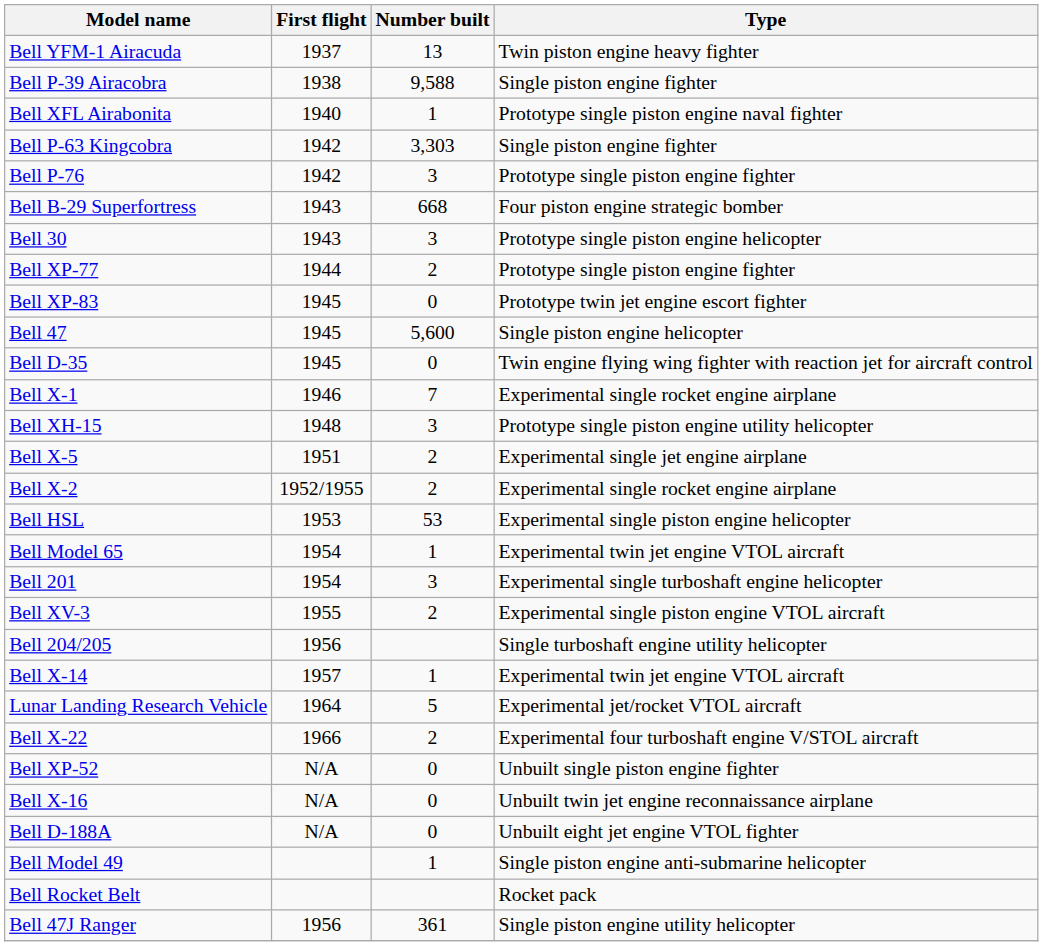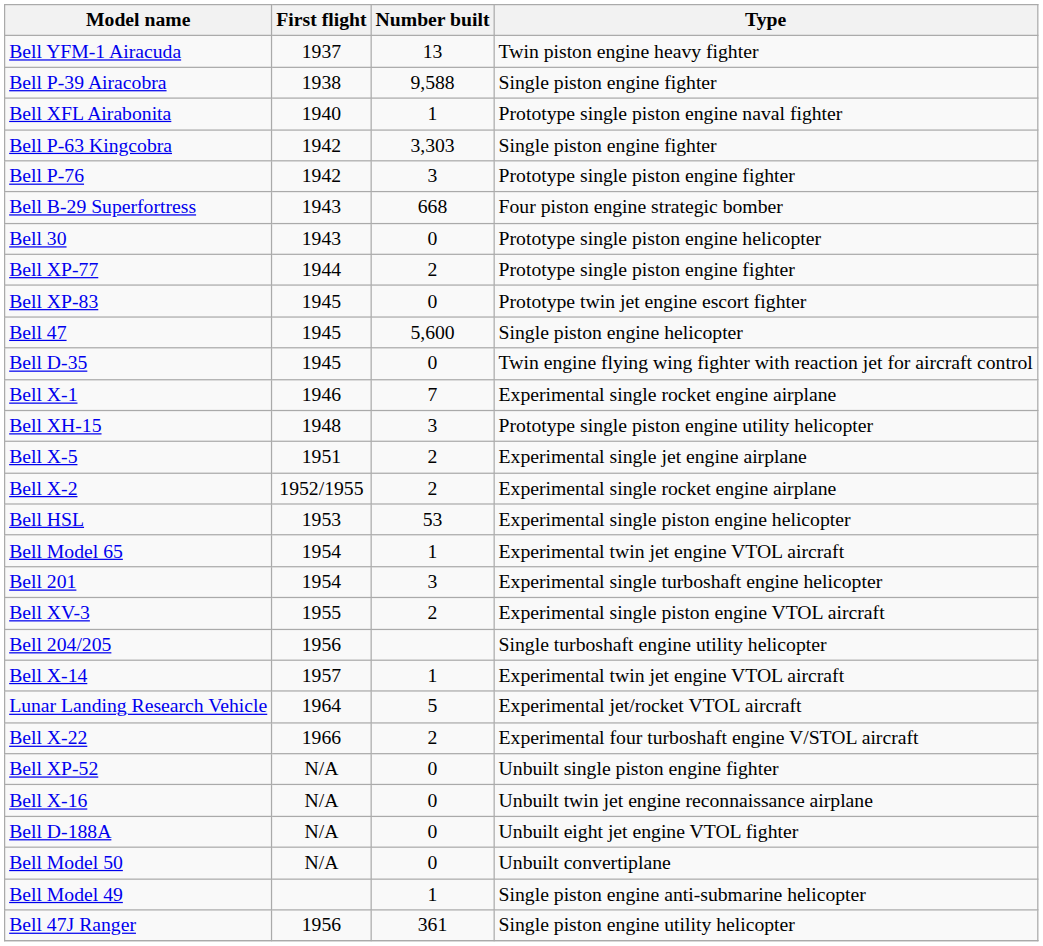(433, 238) 3 -> (433, 238) 0
+ row: (66, 862)
- row: (75, 894)
